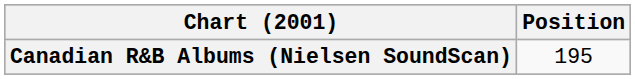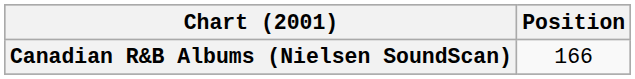(574, 57) 195 -> (574, 57) 166
